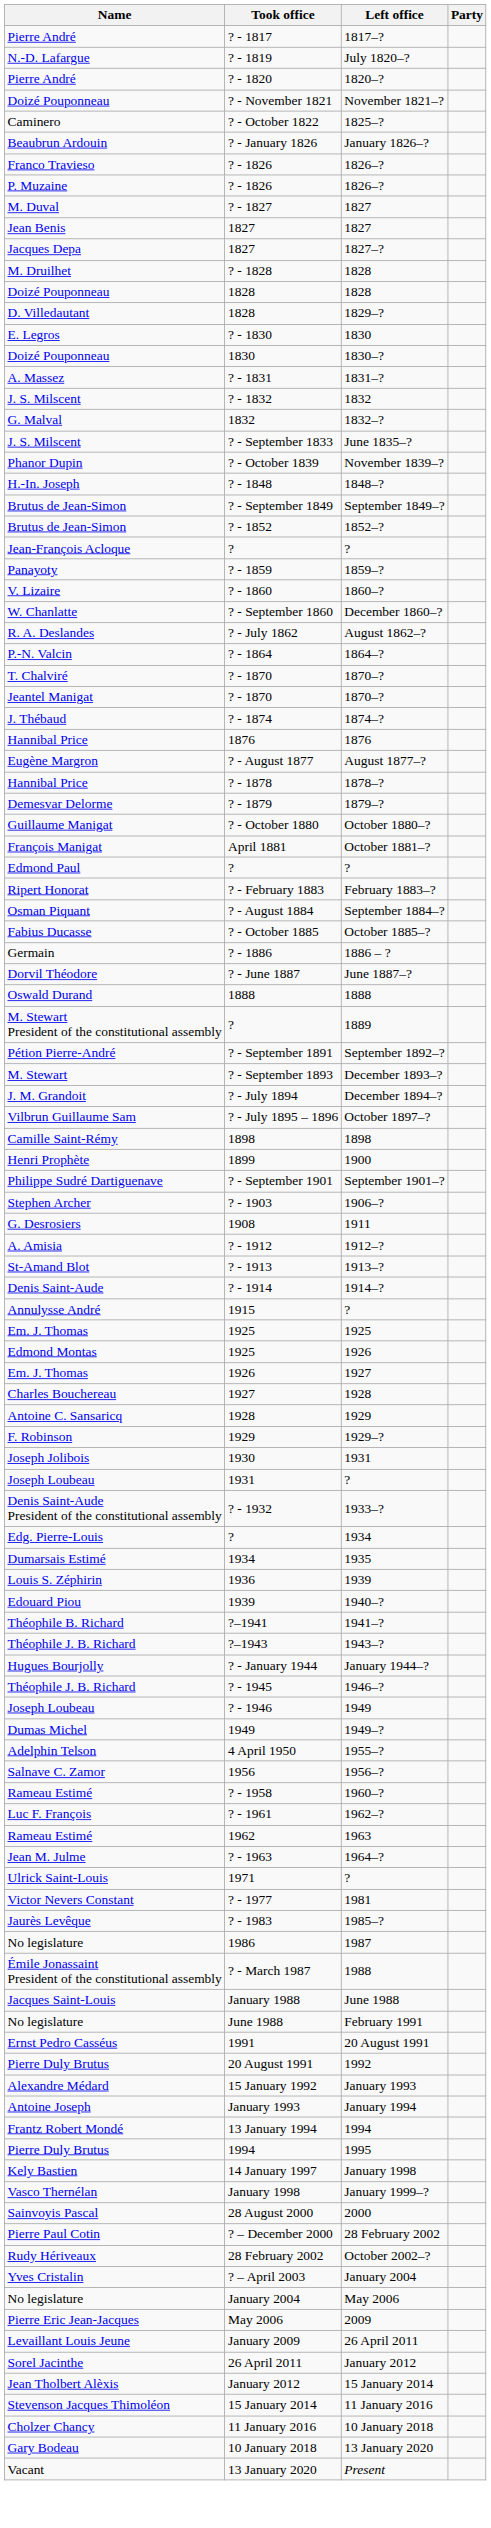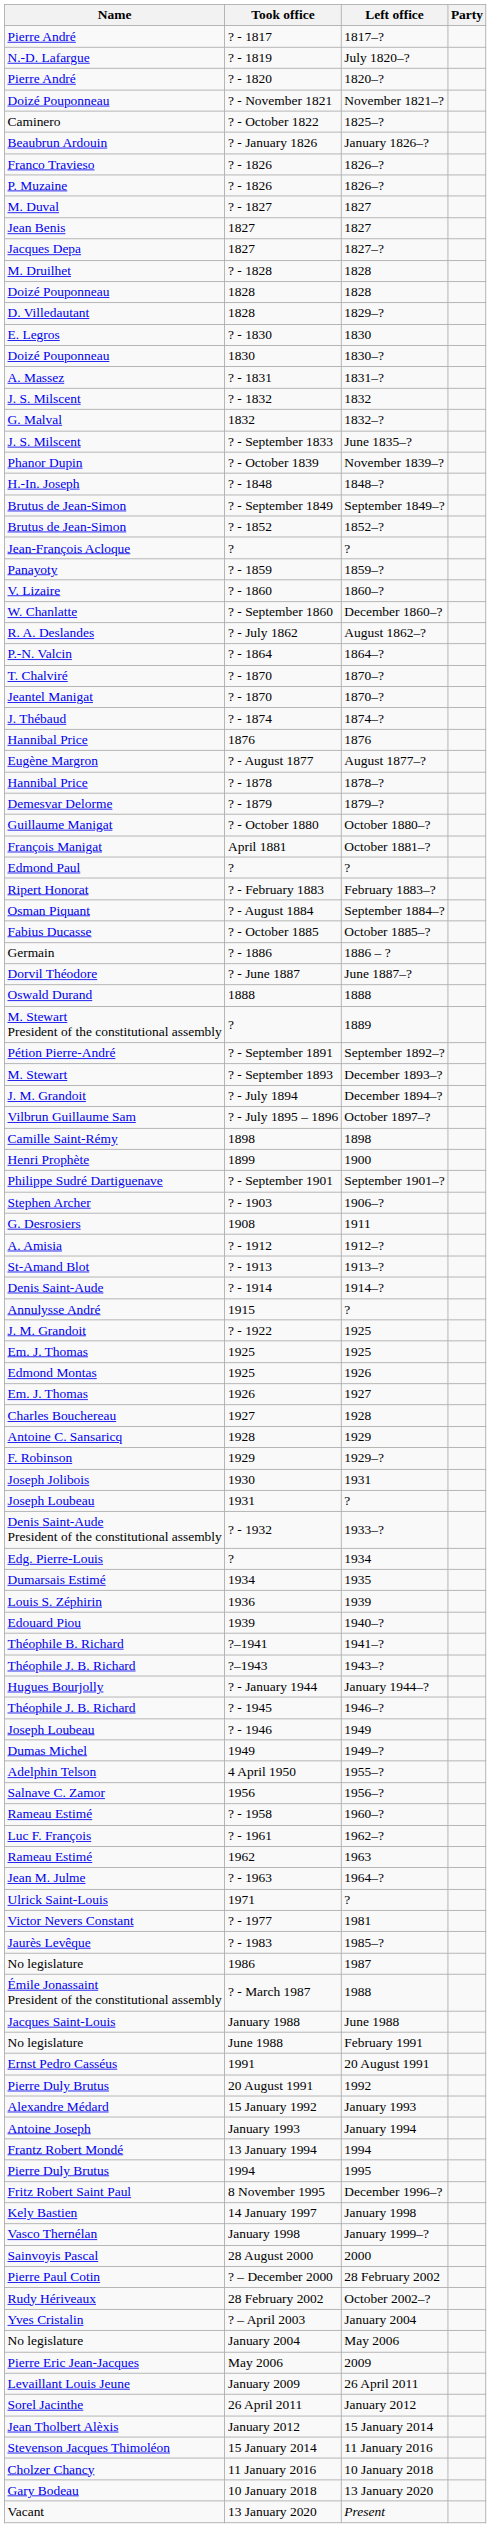+ row: (47, 1330)
+ row: (69, 2192)
